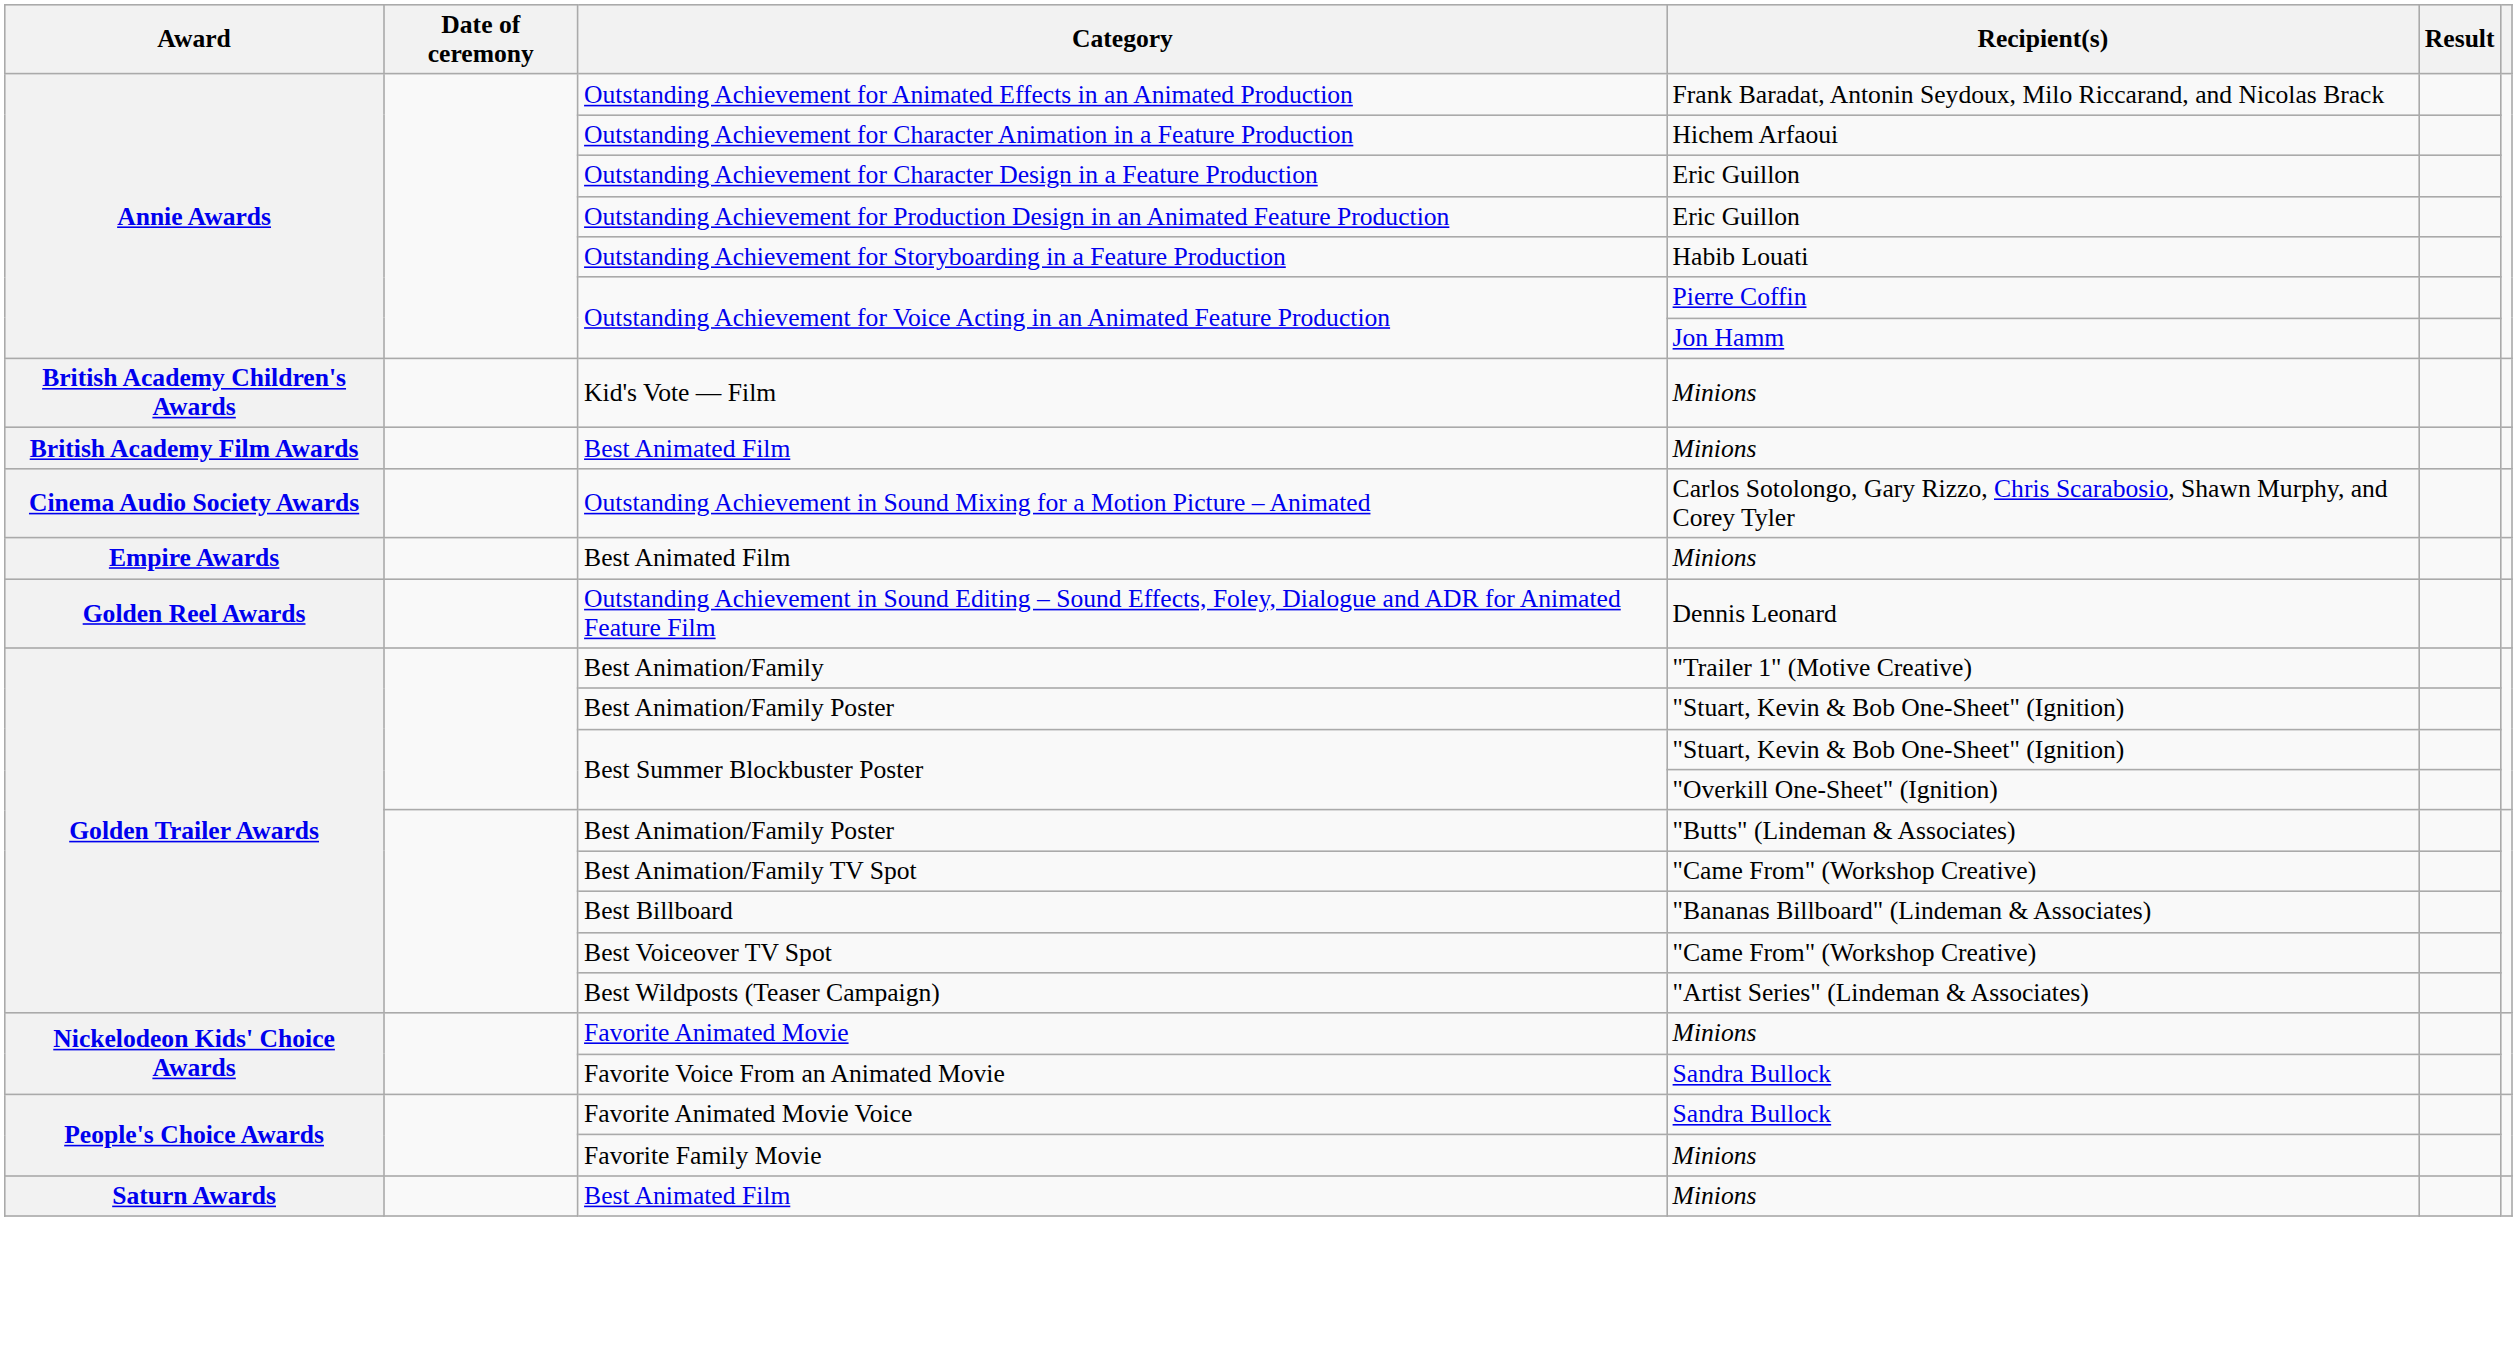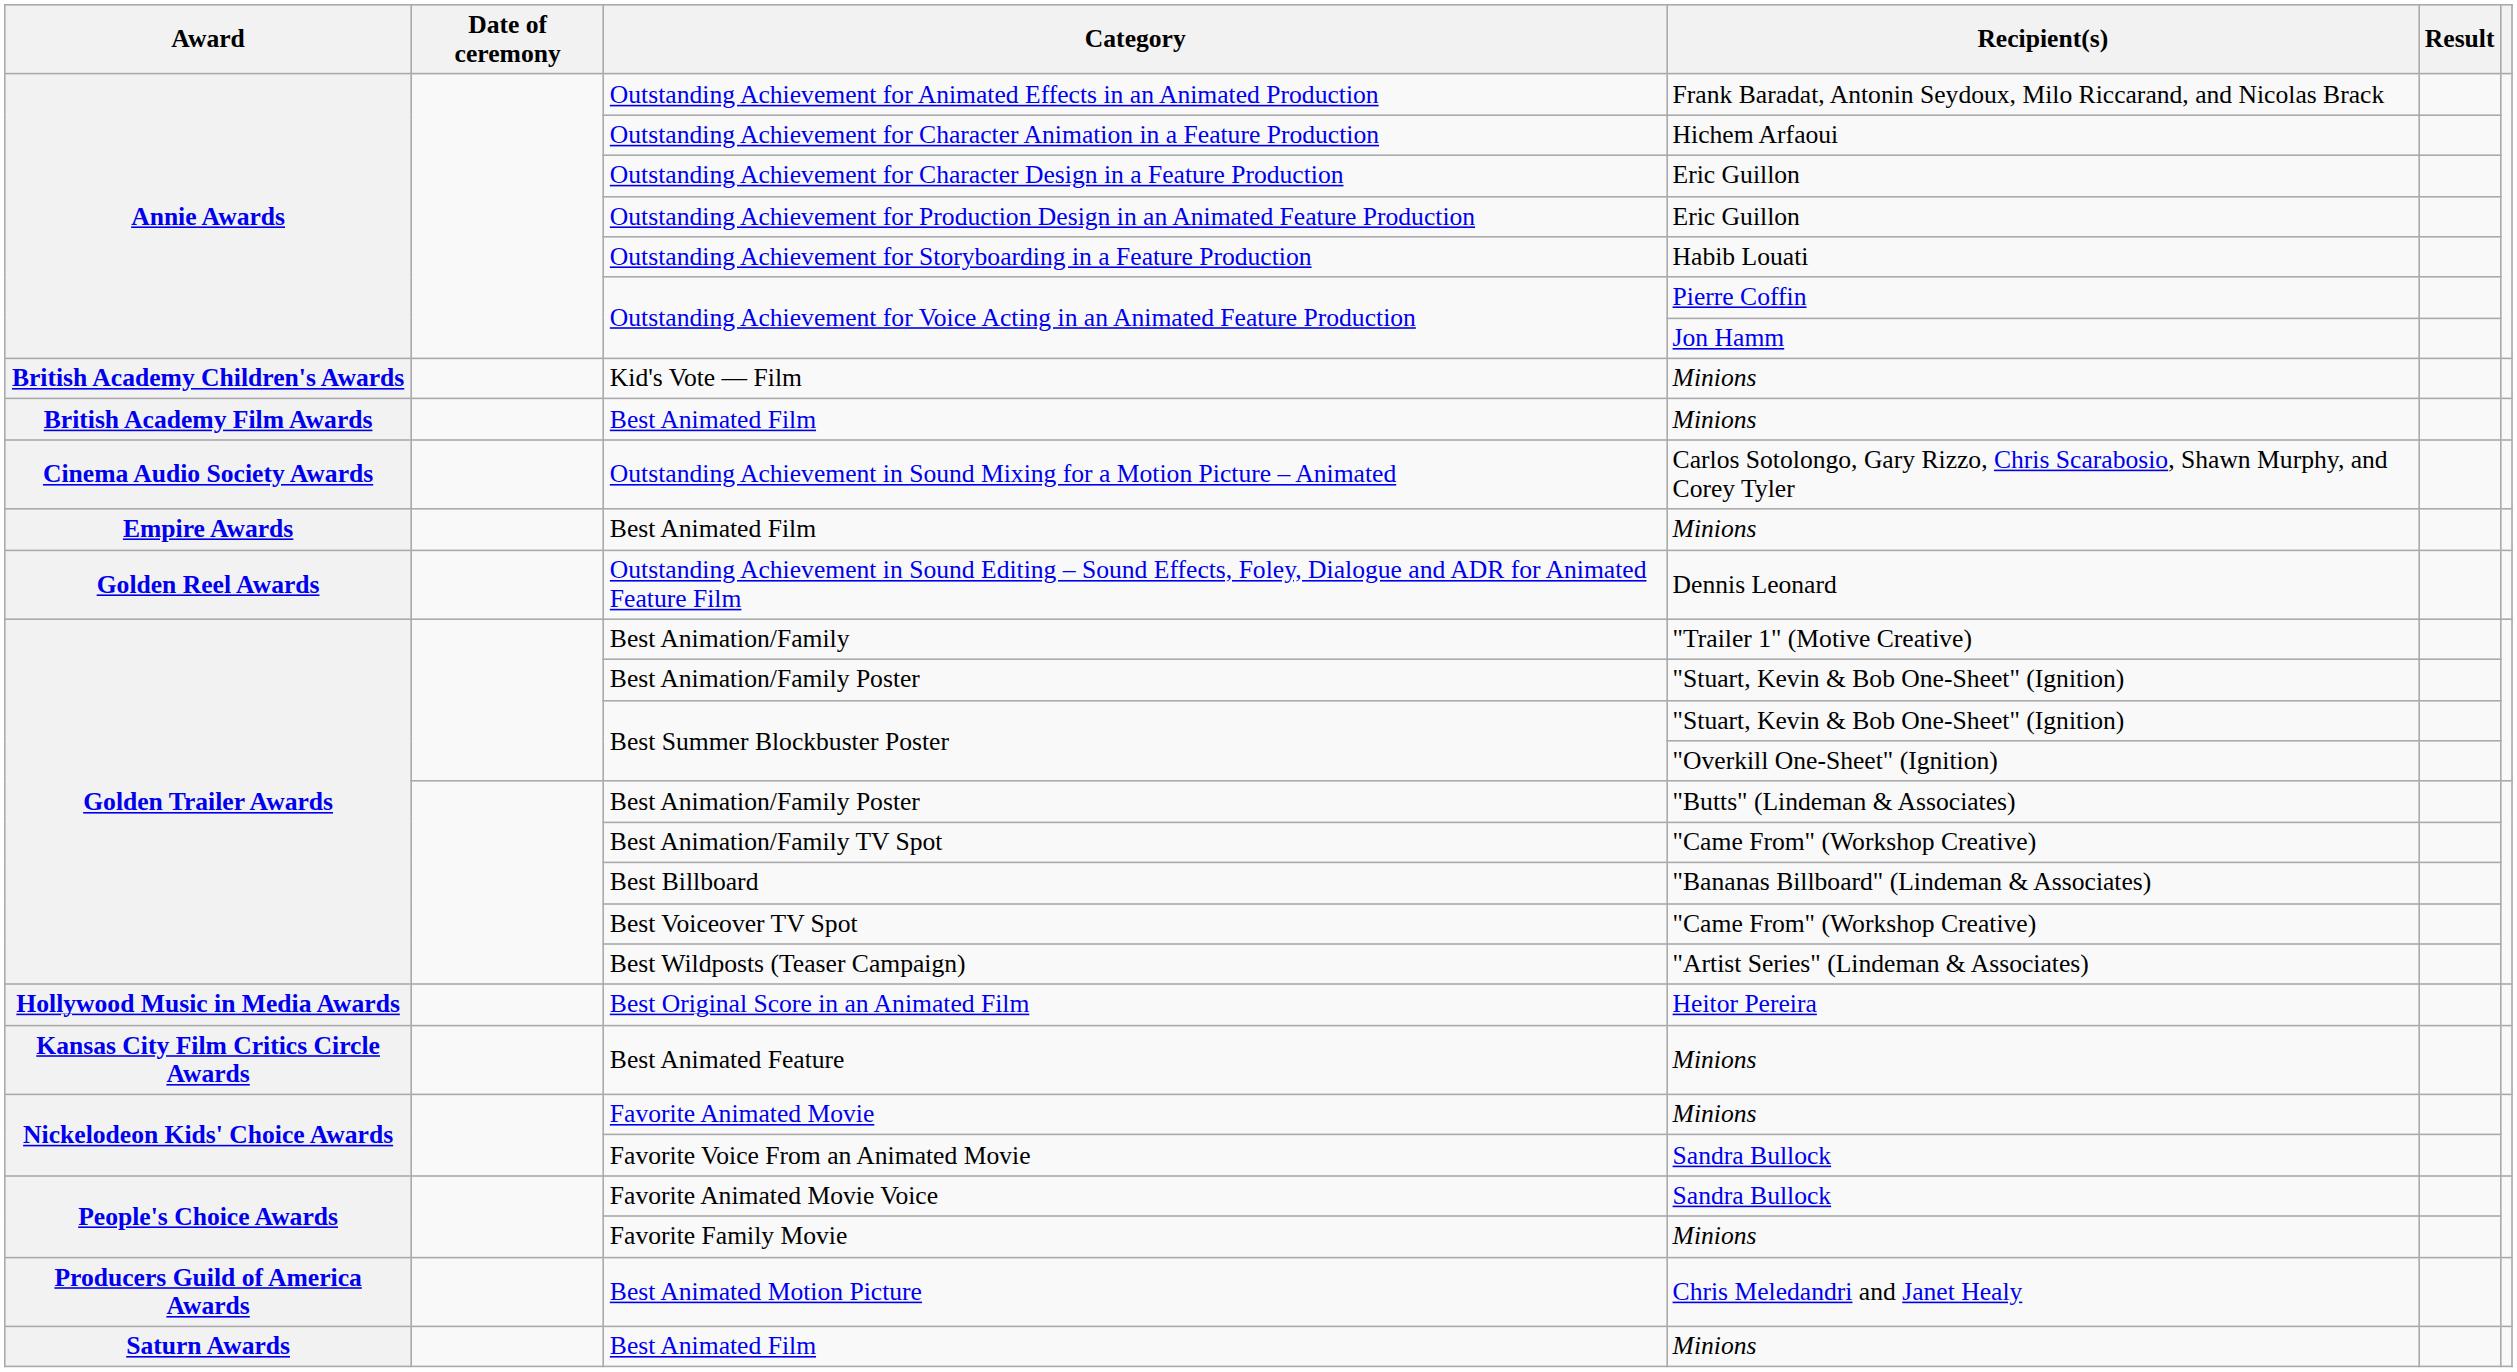+ row: (820, 1004)
+ row: (727, 1059)
+ row: (766, 1291)
